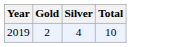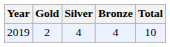+ column: (115, 14)
